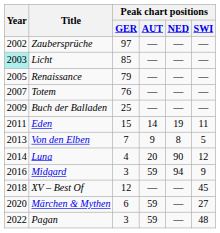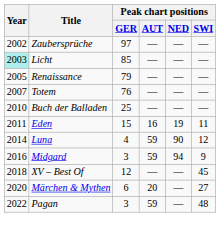(17, 108) 2009 -> (17, 108) 2010
(152, 124) 14 -> (152, 124) 16
- row: (61, 140)
(152, 156) 20 -> (152, 140) 59
(152, 204) 59 -> (152, 188) 20
